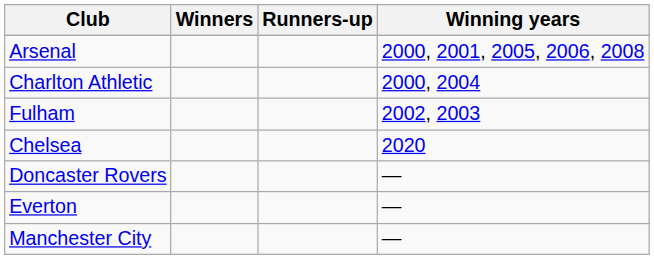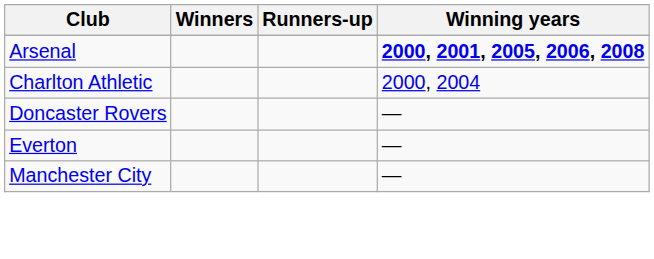(513, 51) normal -> (513, 51) bold
- row: (42, 113)
- row: (45, 144)
